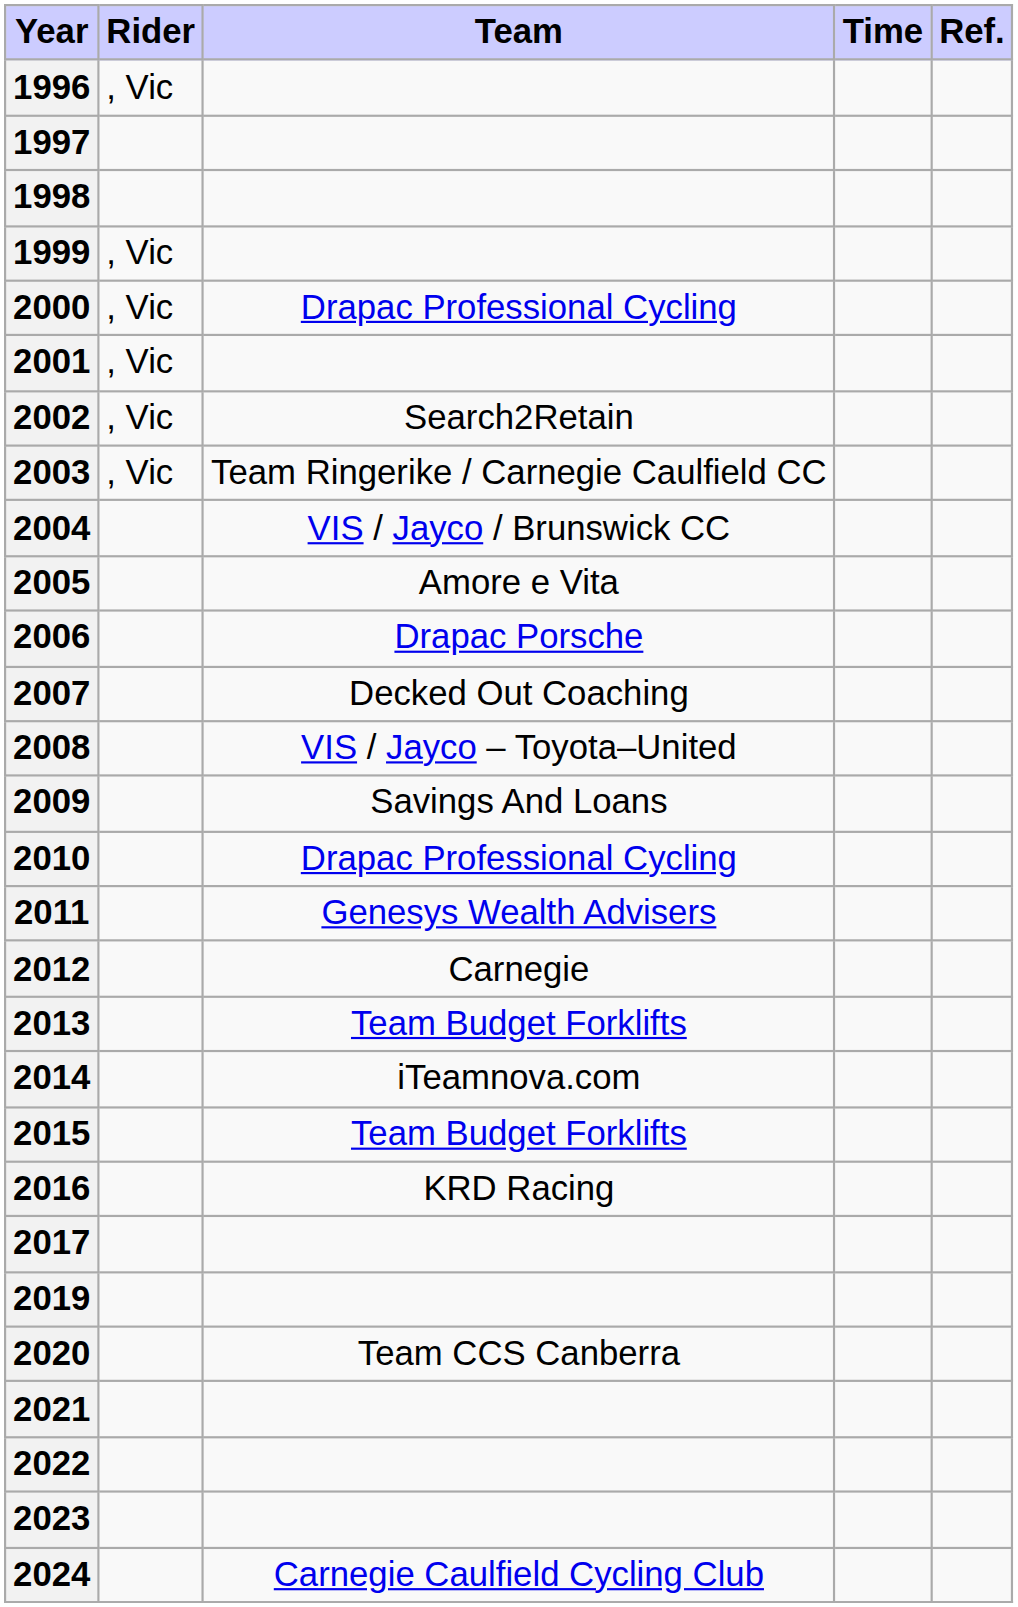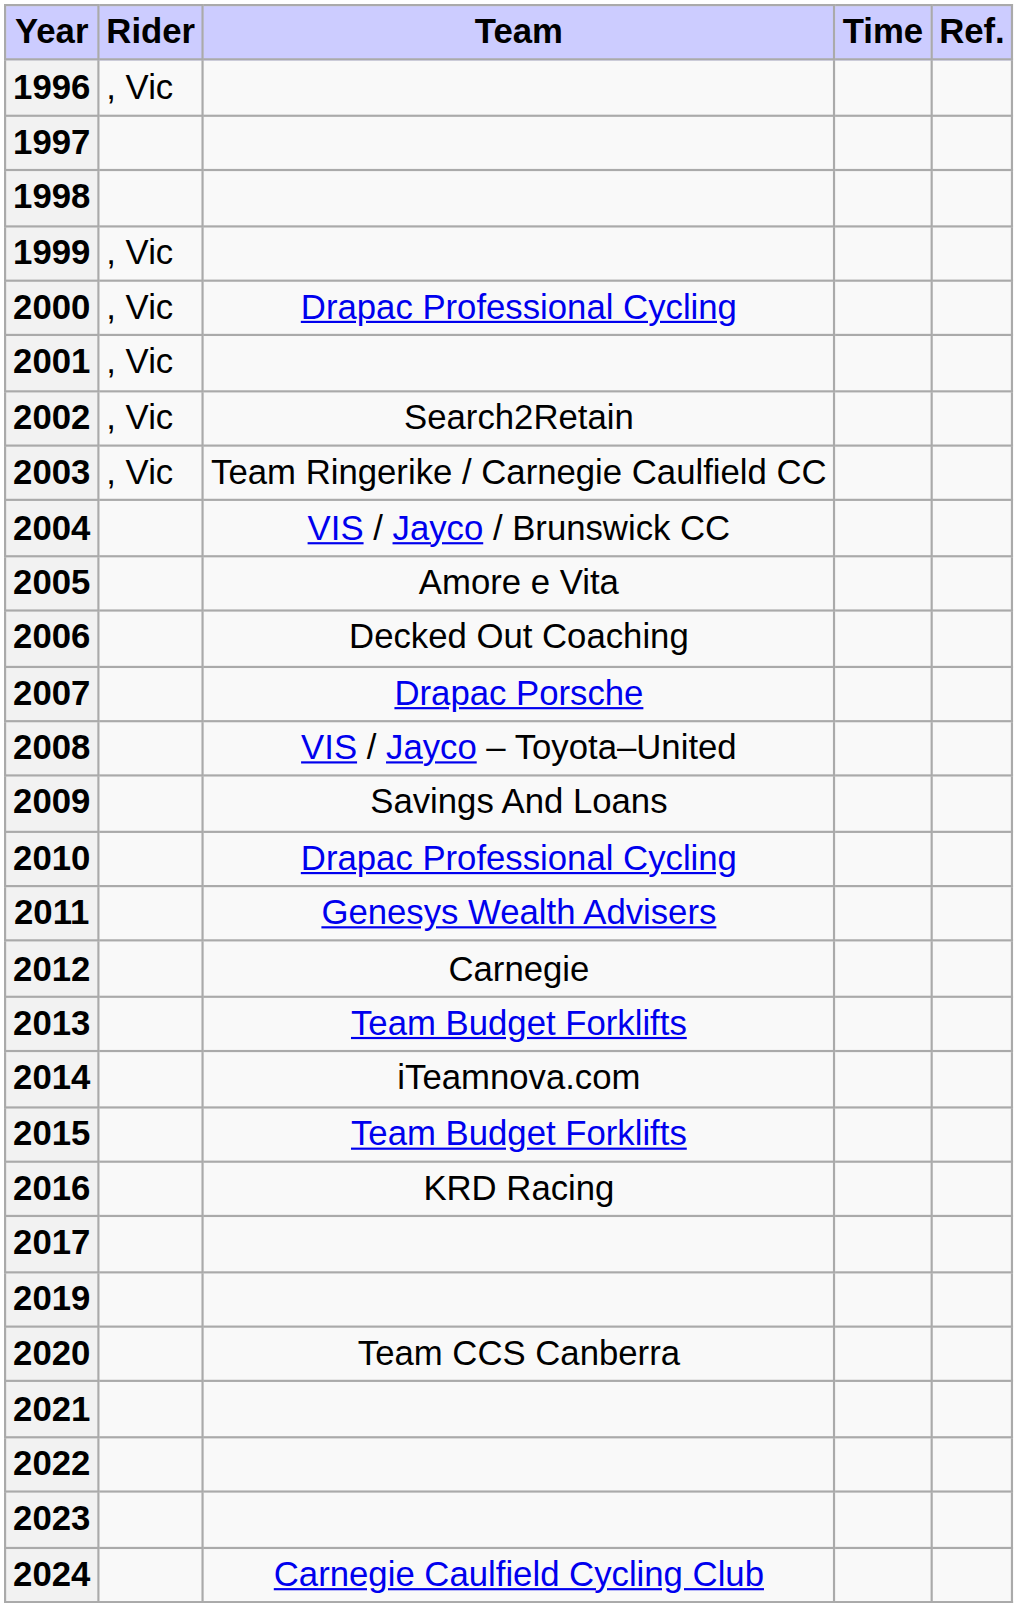(519, 637) Drapac Porsche -> (519, 637) Decked Out Coaching
(519, 692) Decked Out Coaching -> (519, 692) Drapac Porsche
